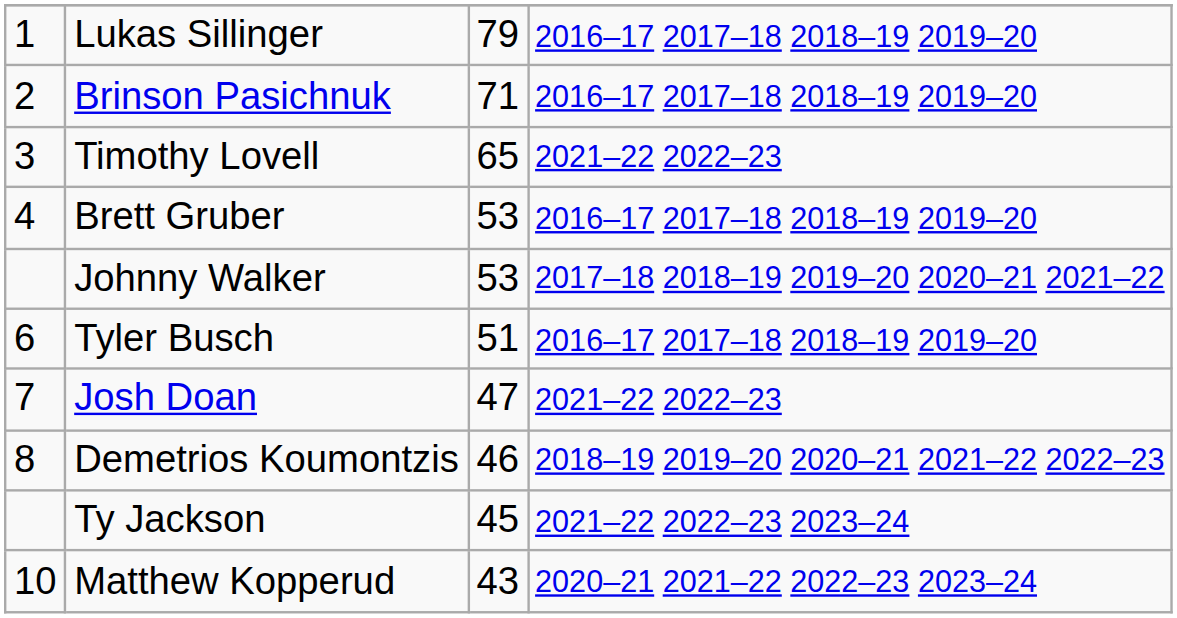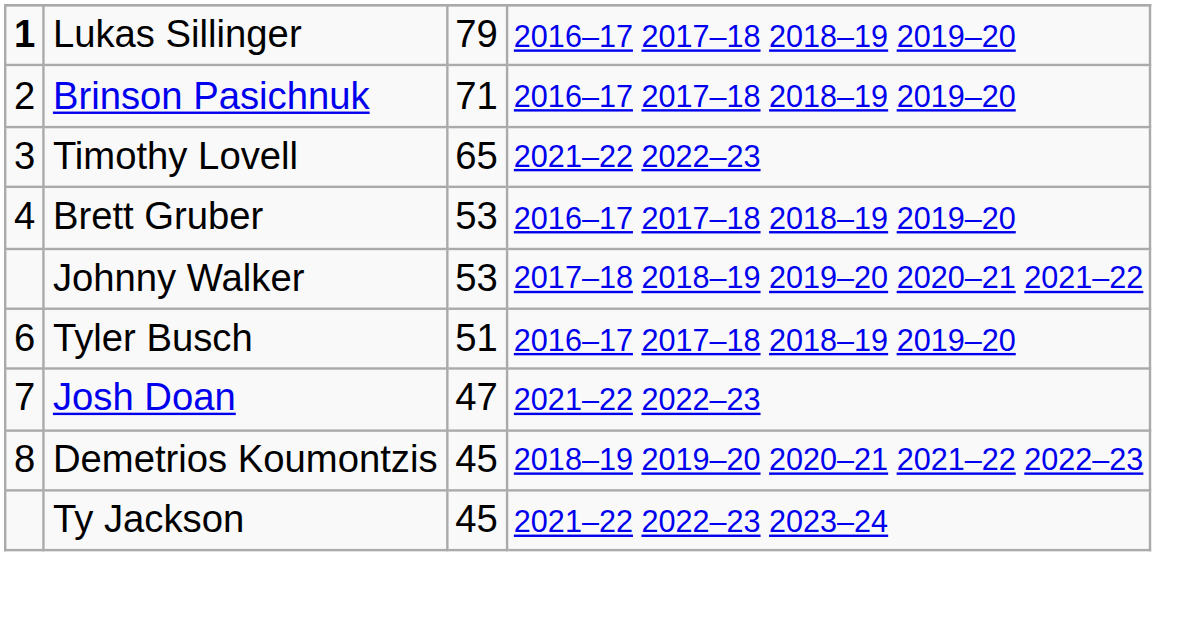(25, 34) normal -> (25, 34) bold
(498, 459) 46 -> (476, 459) 45
- row: (235, 580)
